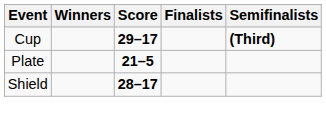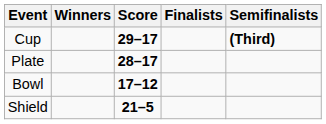(138, 61) 21–5 -> (138, 61) 28–17
+ row: (28, 84)
(138, 84) 28–17 -> (138, 107) 21–5
